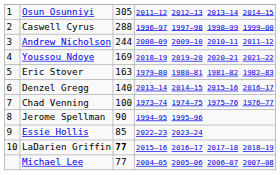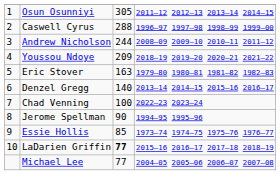(124, 57) 169 -> (124, 57) 209
(205, 102) 1973–74 1974–75 1975–76 1976–77 -> (169, 102) 2022–23 2023–24
(169, 132) 2022–23 2023–24 -> (205, 132) 1973–74 1974–75 1975–76 1976–77
